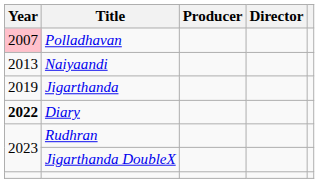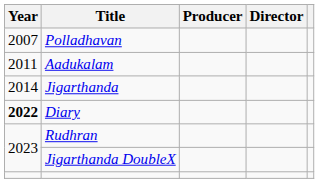(23, 40) pink background -> (23, 40) no background
+ row: (79, 64)
- row: (76, 64)
(23, 87) 2019 -> (23, 87) 2014
